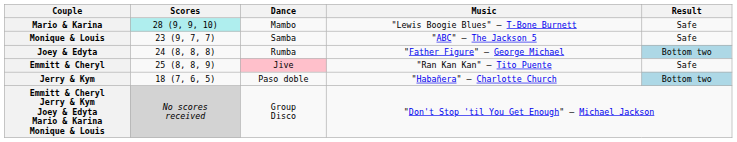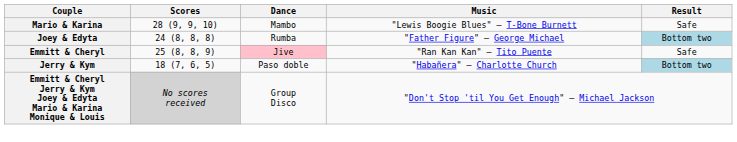(185, 25) paleturquoise background -> (185, 25) no background
- row: (67, 38)
